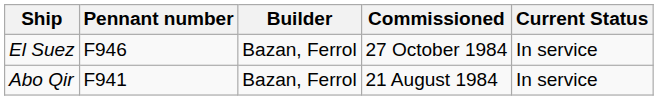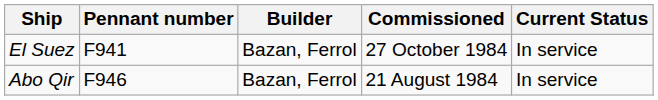(105, 49) F946 -> (105, 49) F941
(105, 79) F941 -> (105, 79) F946
